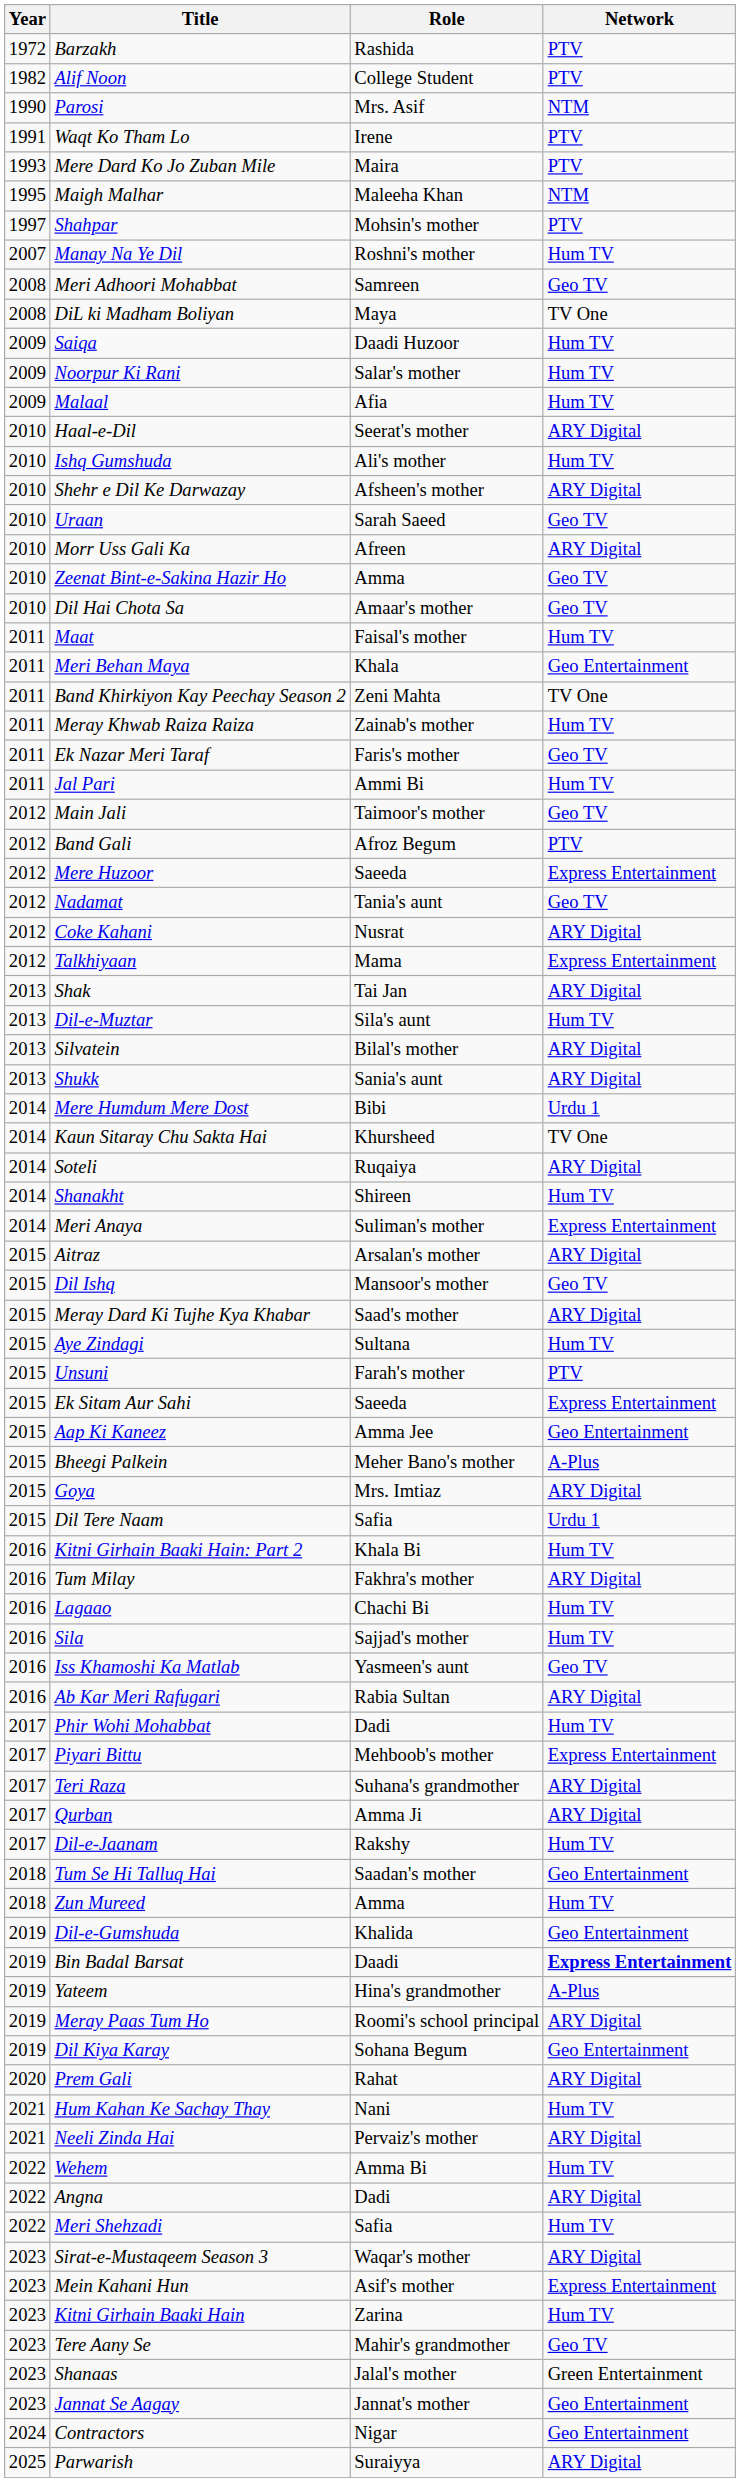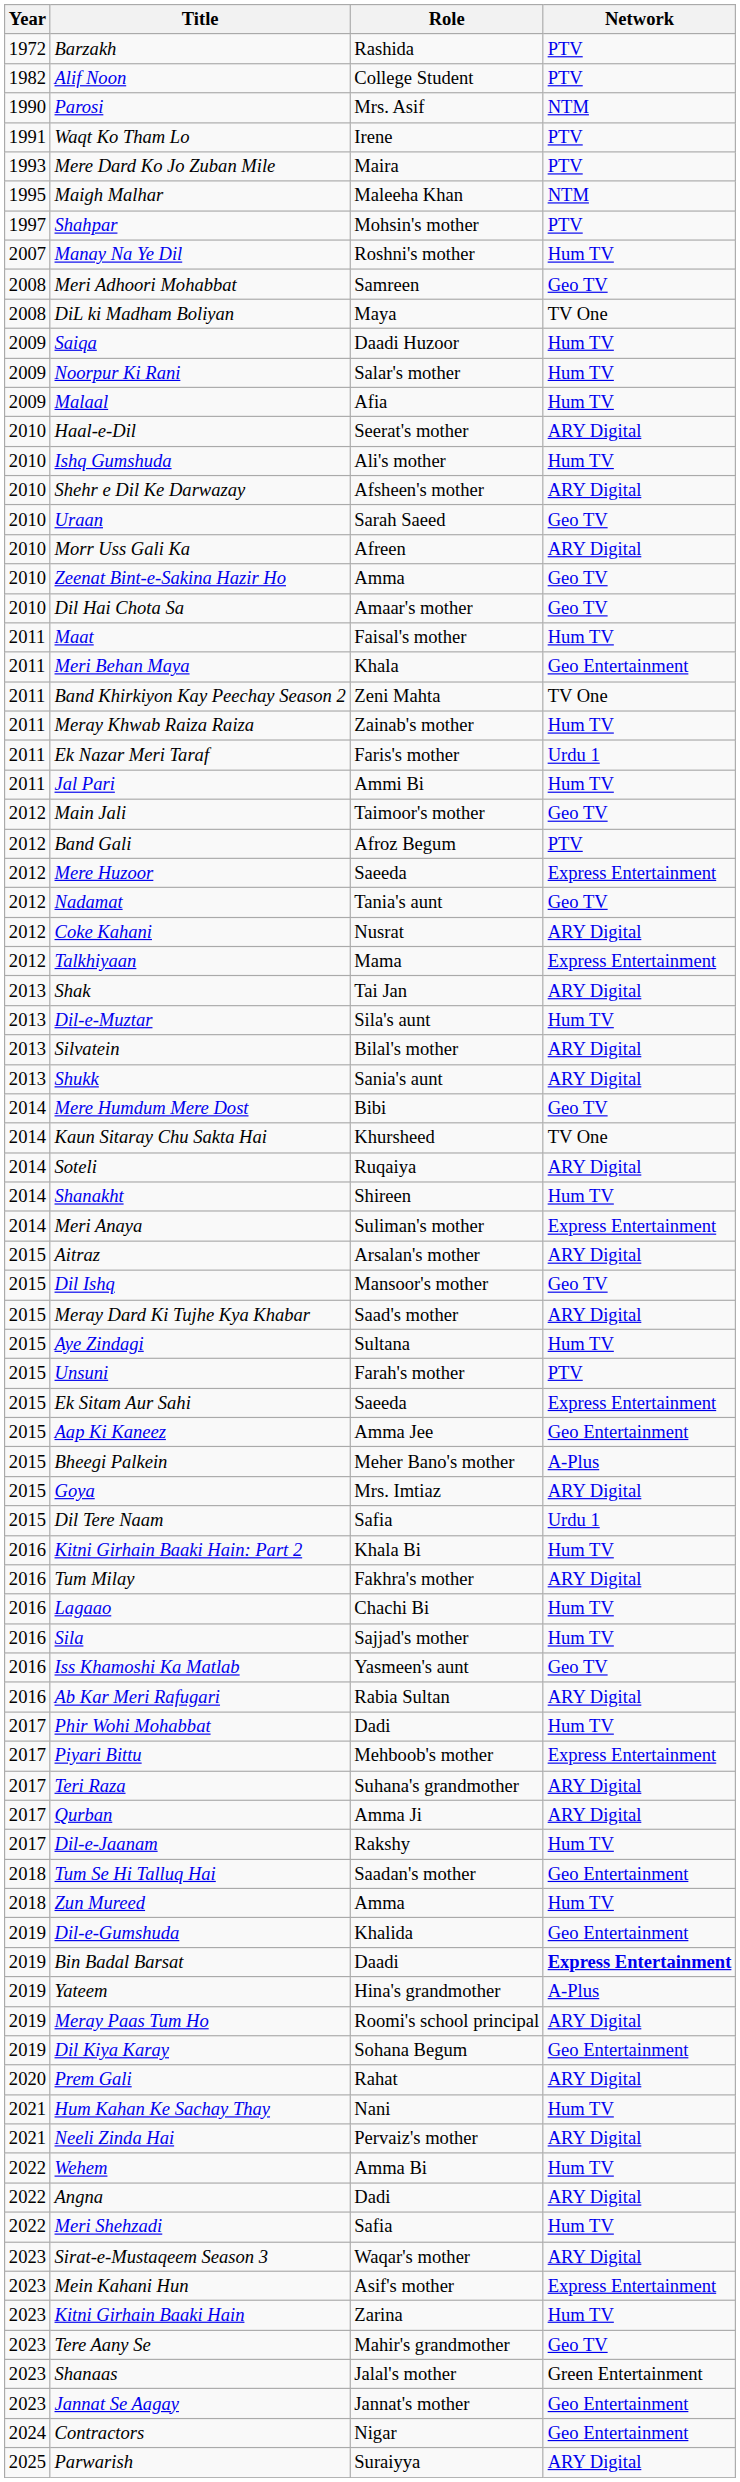(578, 755) Geo TV -> (574, 755) Urdu 1
(574, 1108) Urdu 1 -> (578, 1108) Geo TV
